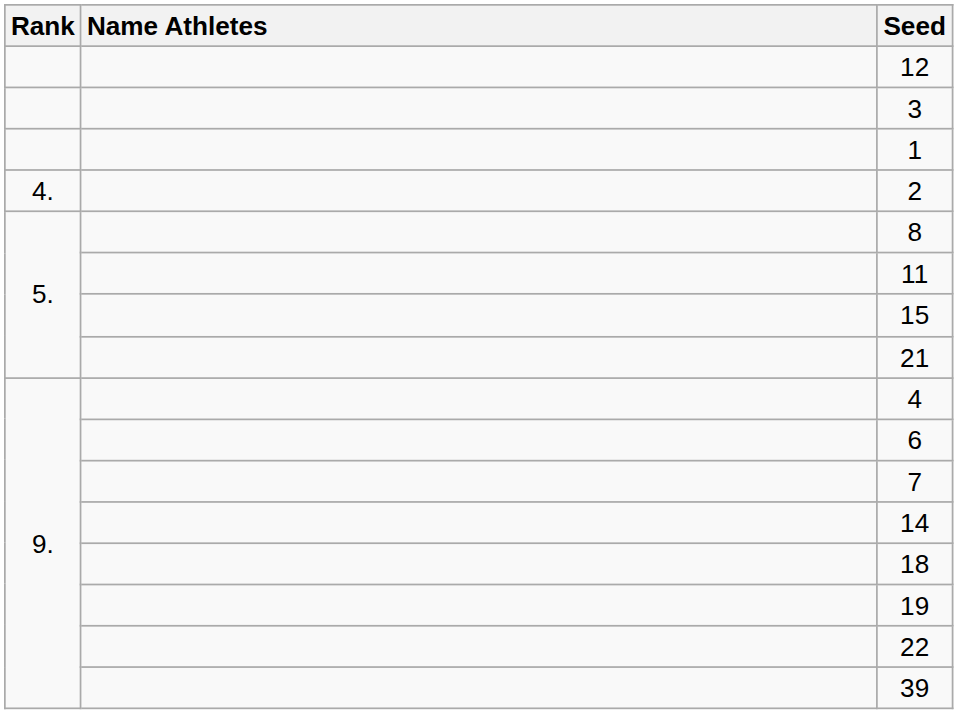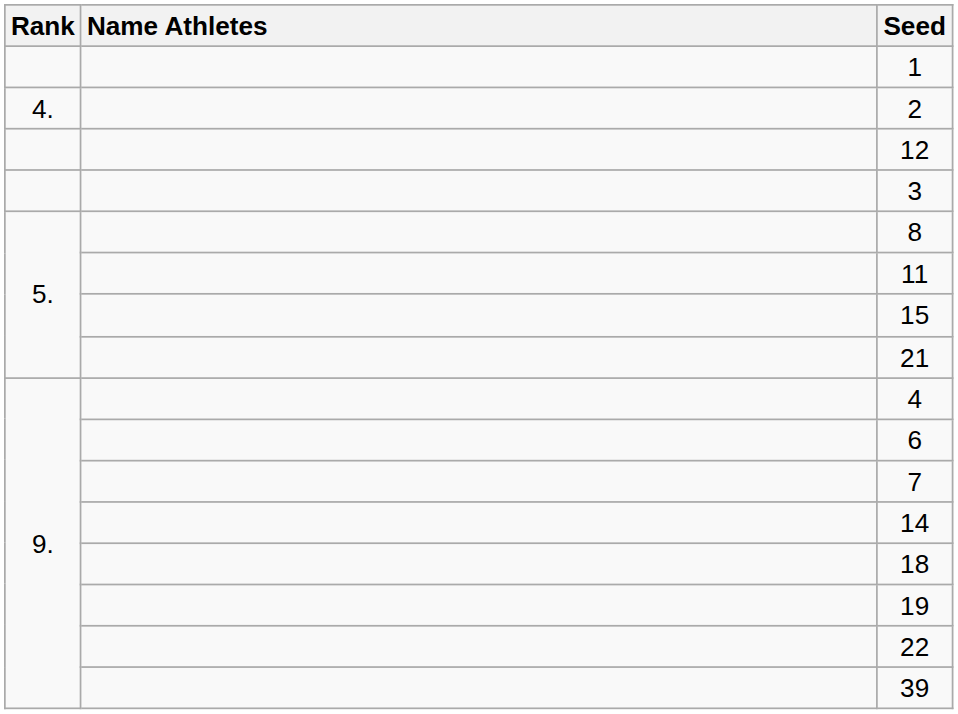rows swapped: (915, 150) <-> (915, 67)
rows swapped: (915, 109) <-> (915, 191)
